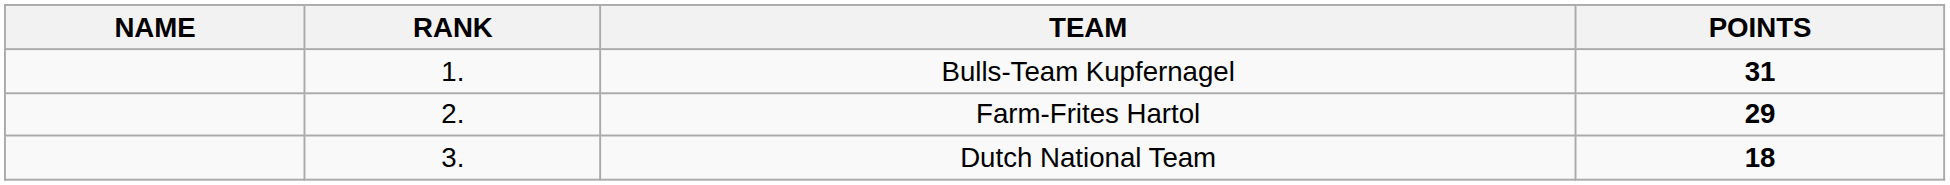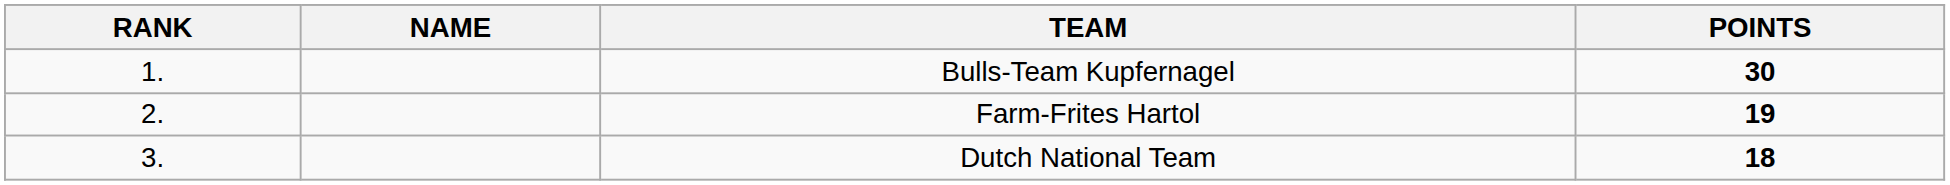columns swapped: (453, 27) <-> (155, 27)
(1760, 71) 31 -> (1760, 71) 30
(1760, 115) 29 -> (1760, 115) 19
